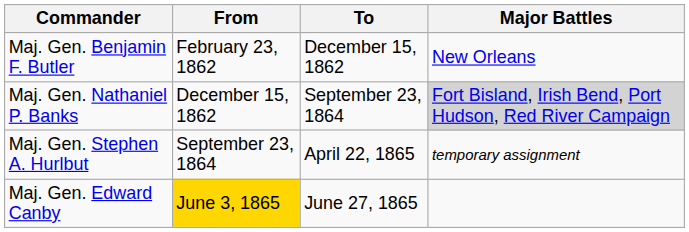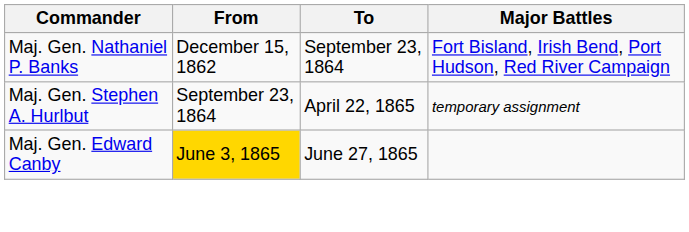- row: (87, 57)
(551, 105) lightgrey background -> (551, 57) no background
